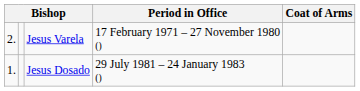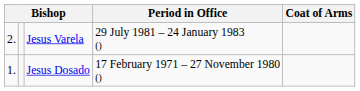(188, 38) 17 February 1971 – 27 November 1980 () -> (170, 38) 29 July 1981 – 24 January 1983 ()
(170, 70) 29 July 1981 – 24 January 1983 () -> (188, 70) 17 February 1971 – 27 November 1980 ()
